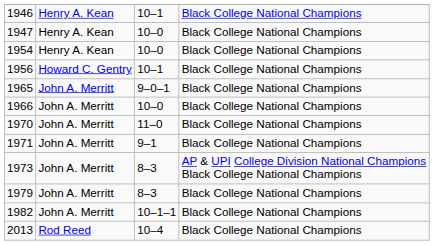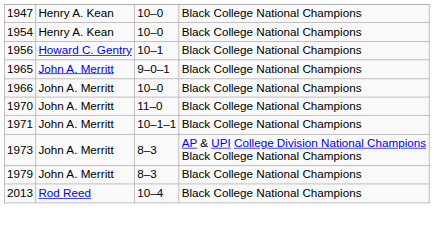- row: (20, 13)
(147, 143) 9–1 -> (157, 124) 10–1–1
- row: (20, 212)
